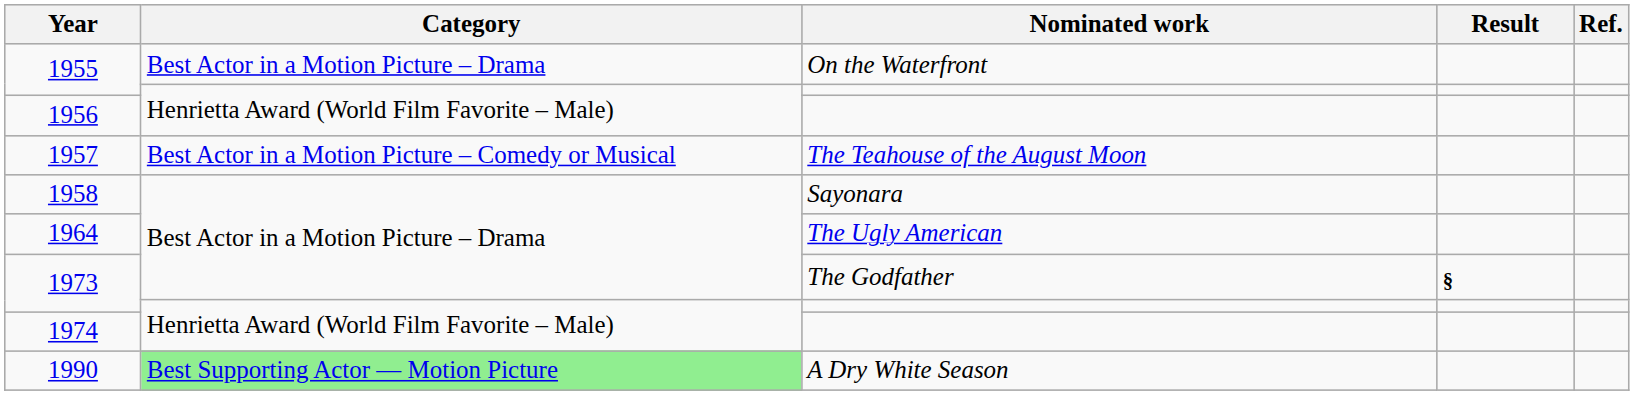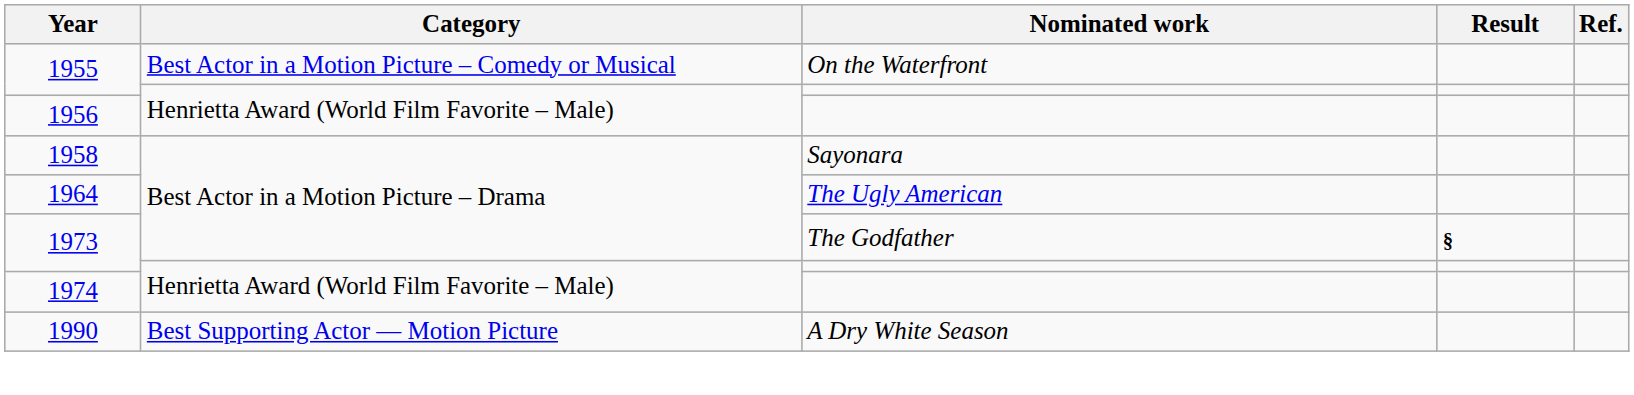(346, 63) Best Actor in a Motion Picture – Drama -> (411, 63) Best Actor in a Motion Picture – Comedy or Musical
- row: (73, 154)
(352, 370) lightgreen background -> (352, 330) no background
